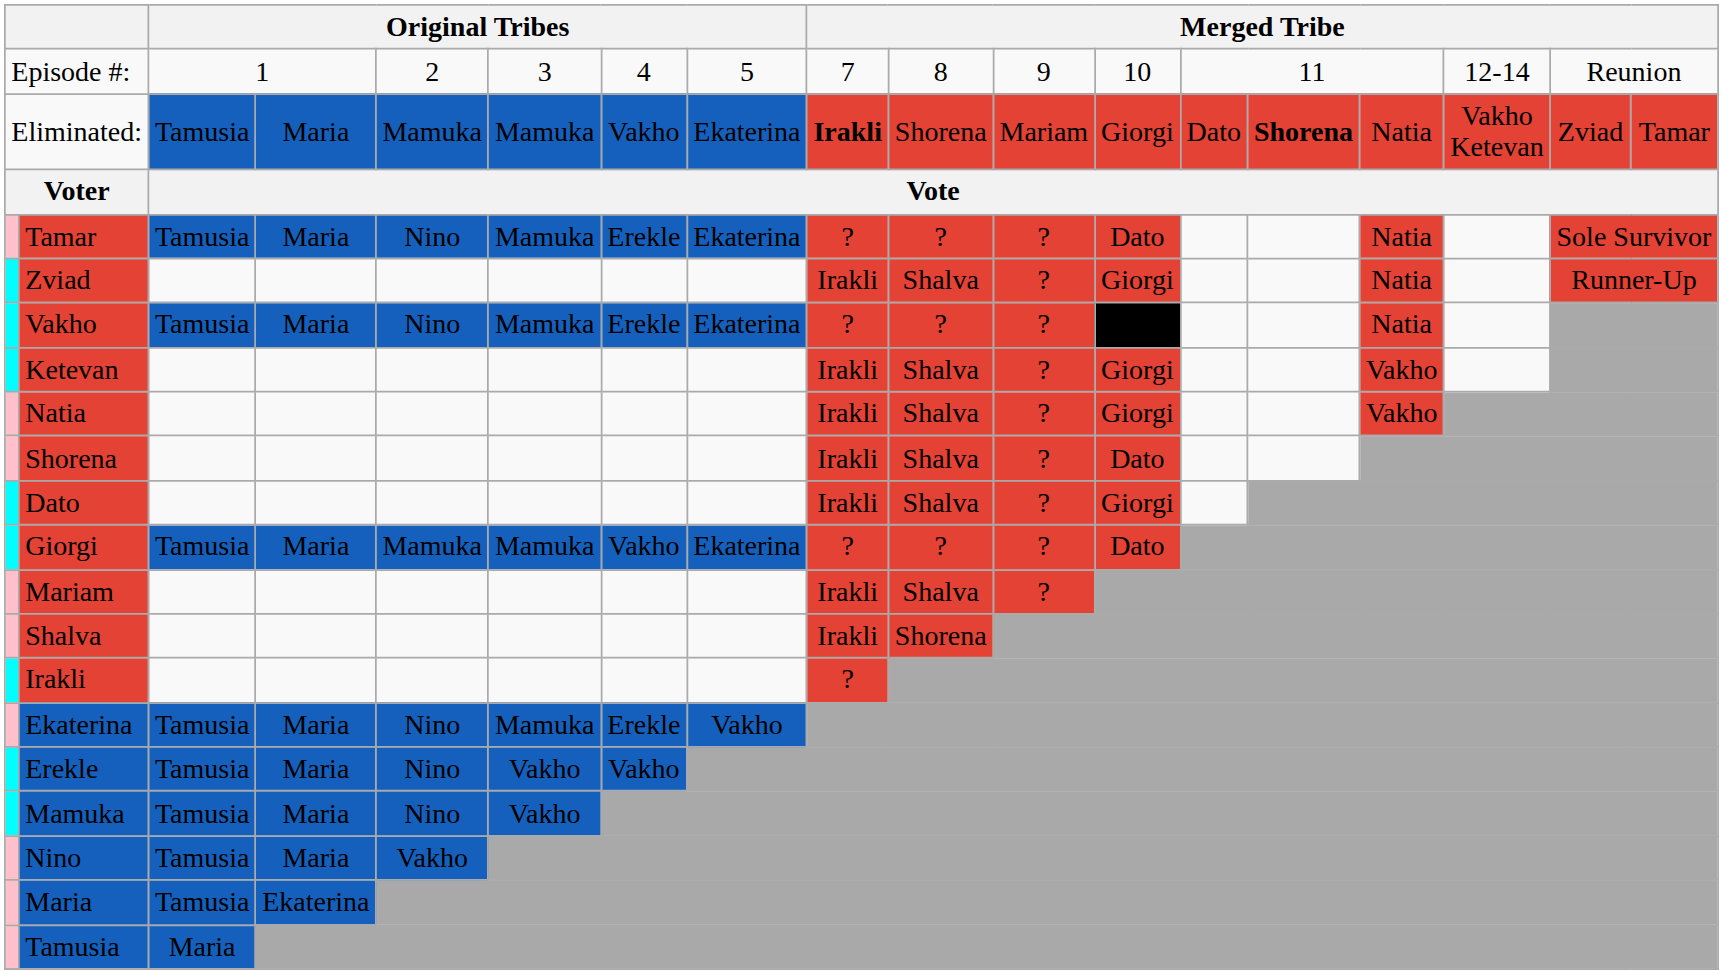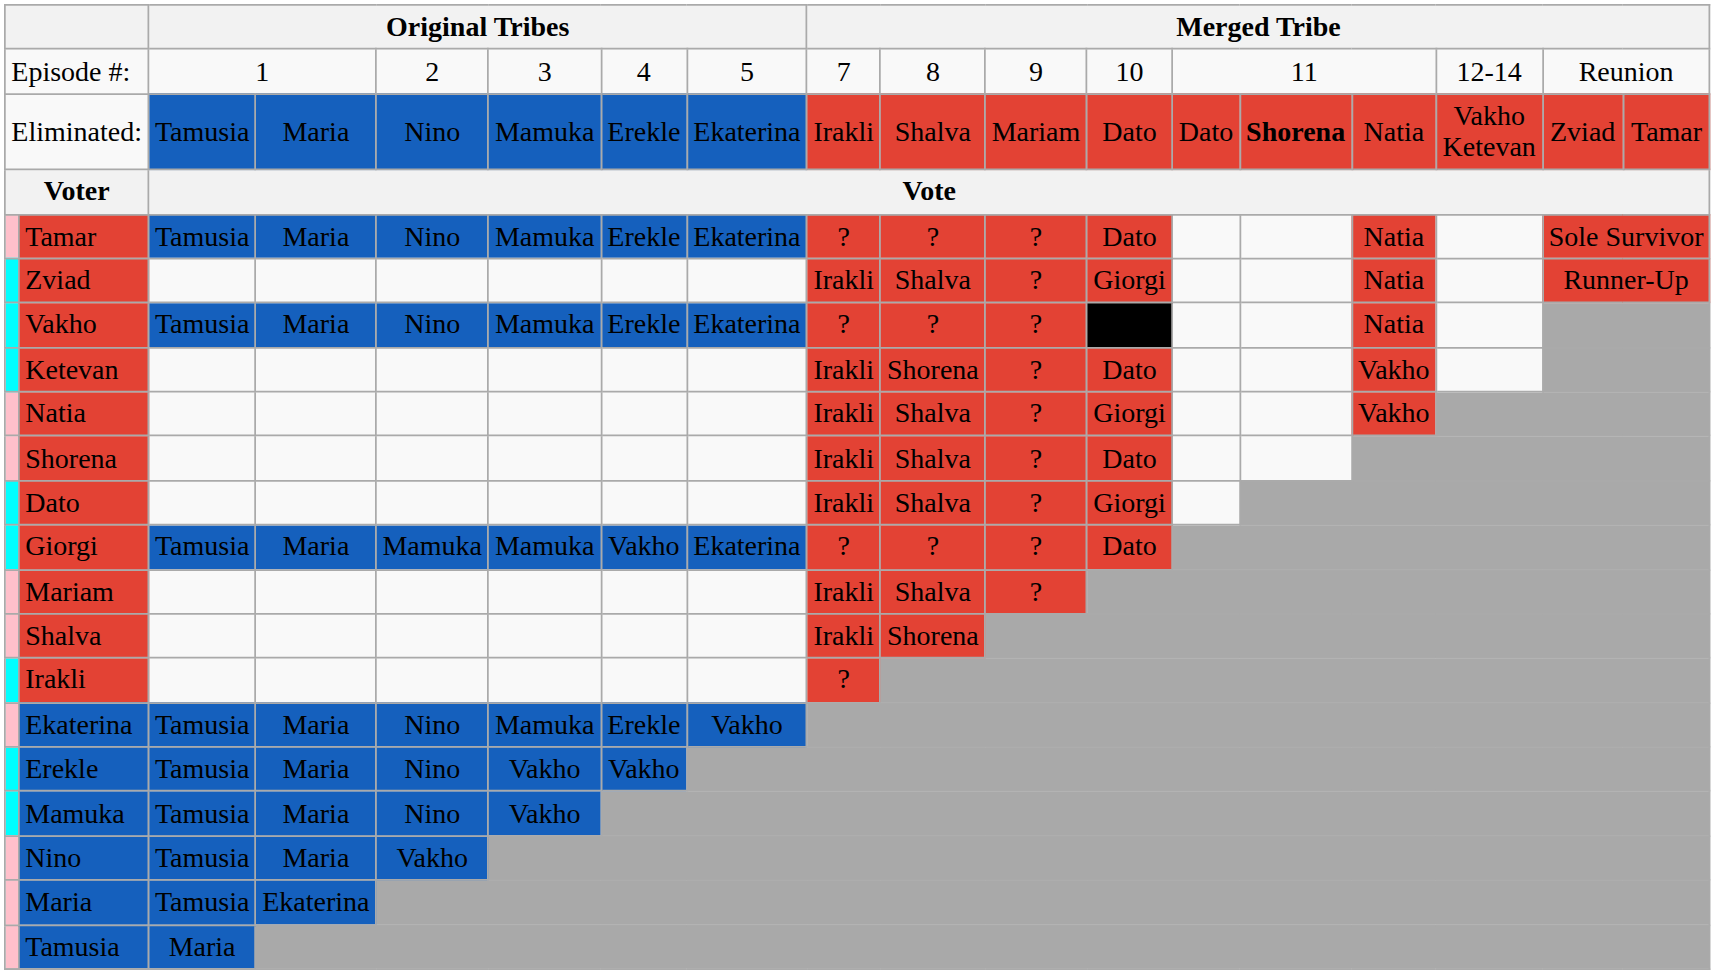(432, 131) Mamuka -> (432, 131) Nino
(644, 131) Vakho -> (644, 131) Erekle
(848, 131) bold -> (844, 131) normal
(941, 131) Shorena -> (933, 131) Shalva
(1137, 131) Giorgi -> (1130, 131) Dato
(941, 369) Shalva -> (933, 369) Shorena
(1137, 369) Giorgi -> (1130, 369) Dato
